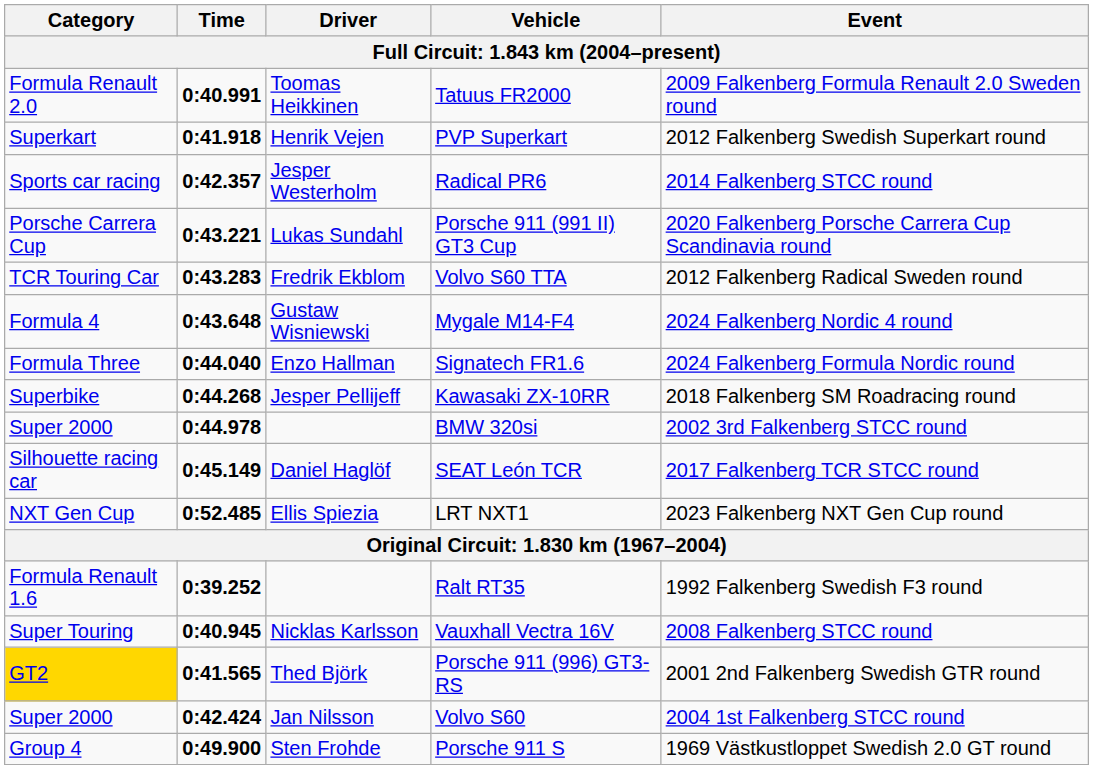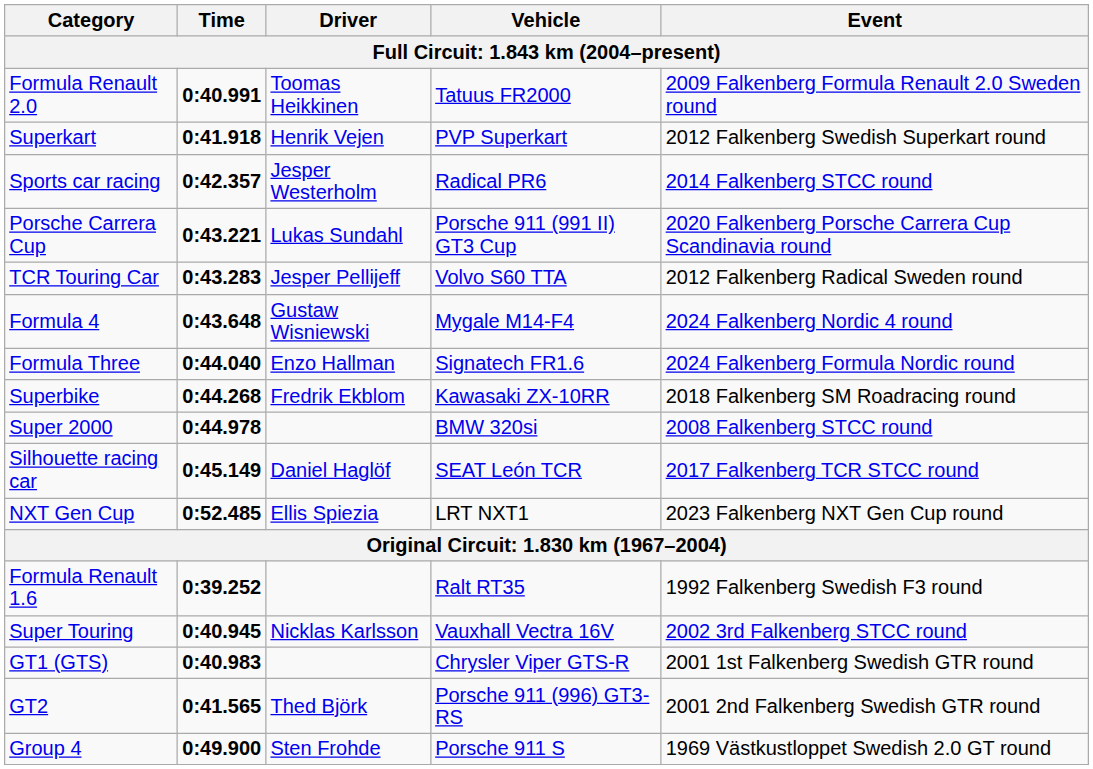(338, 278) Fredrik Ekblom -> (335, 278) Jesper Pellijeff
(335, 395) Jesper Pellijeff -> (338, 395) Fredrik Ekblom
(816, 427) 2002 3rd Falkenberg STCC round -> (799, 427) 2008 Falkenberg STCC round
(799, 631) 2008 Falkenberg STCC round -> (816, 631) 2002 3rd Falkenberg STCC round
+ row: (532, 662)
(29, 674) gold background -> (29, 705) no background
- row: (480, 717)
